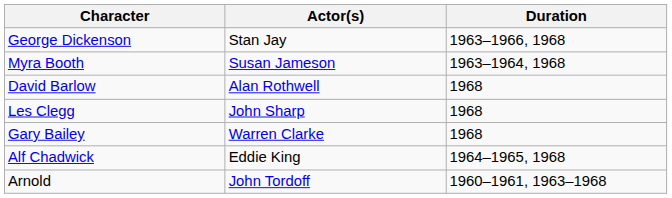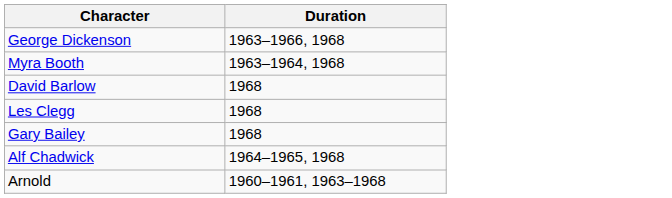- column: (336, 16)
